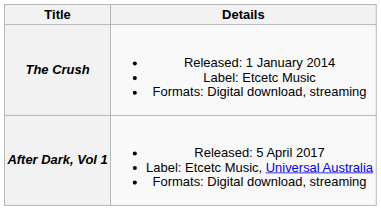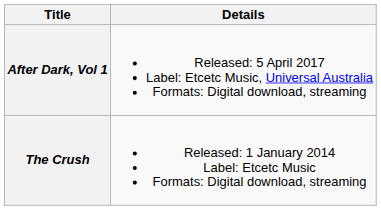rows swapped: (58, 70) <-> (58, 160)
